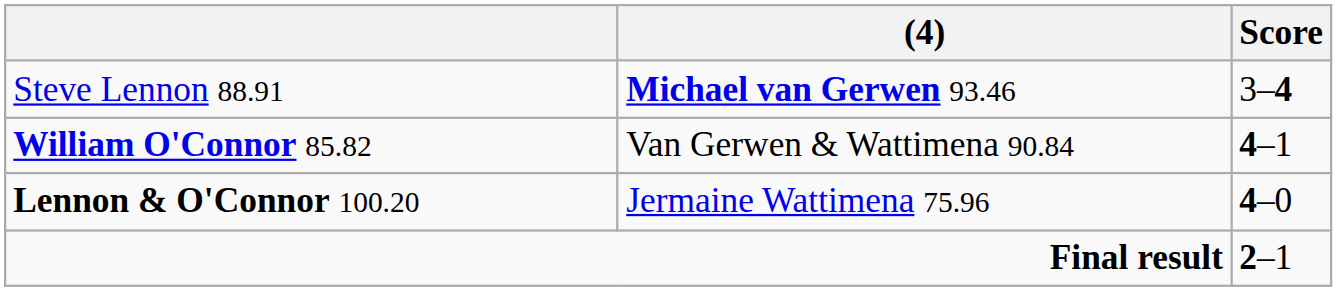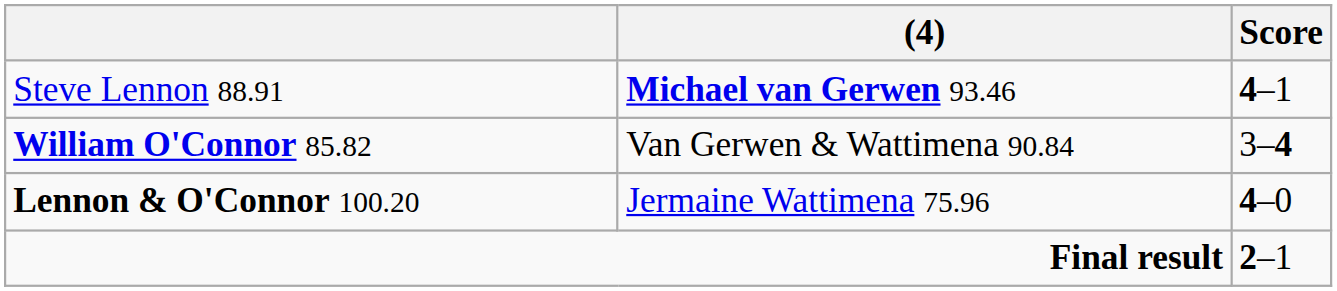(1266, 88) 3–4 -> (1266, 88) 4–1
(1266, 144) 4–1 -> (1266, 144) 3–4
